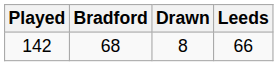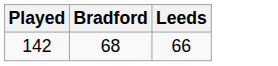- column: (183, 18)
